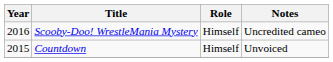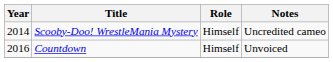(18, 31) 2016 -> (18, 31) 2014
(18, 48) 2015 -> (18, 48) 2016
